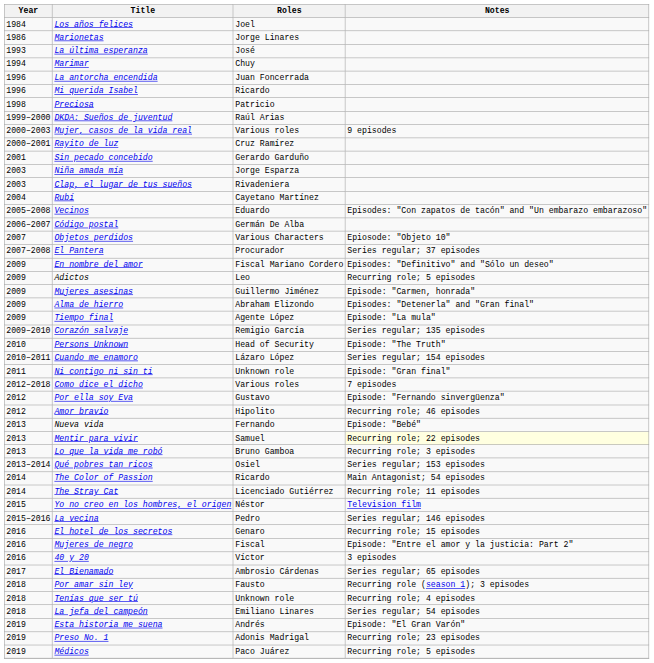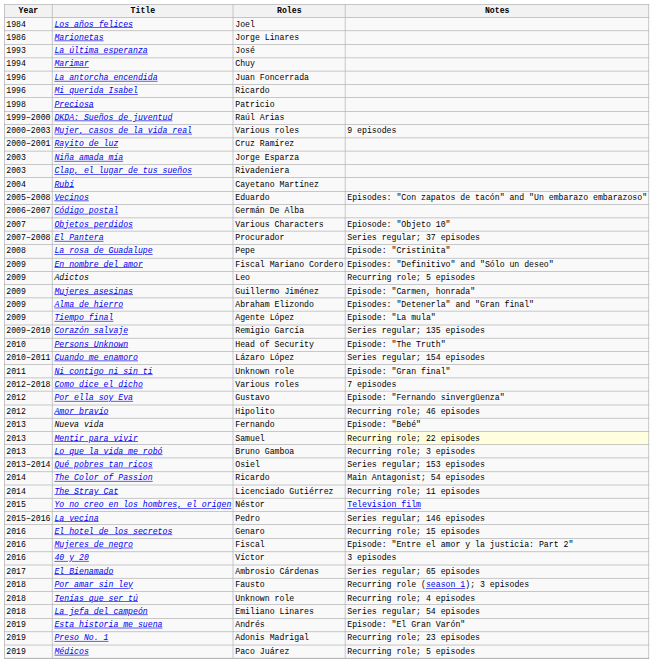- row: (104, 158)
+ row: (104, 251)
